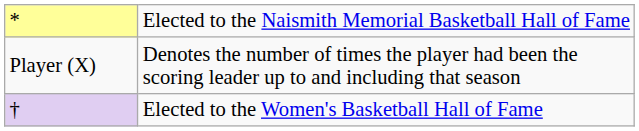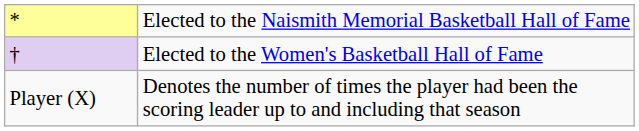rows swapped: (15, 109) <-> (53, 65)
